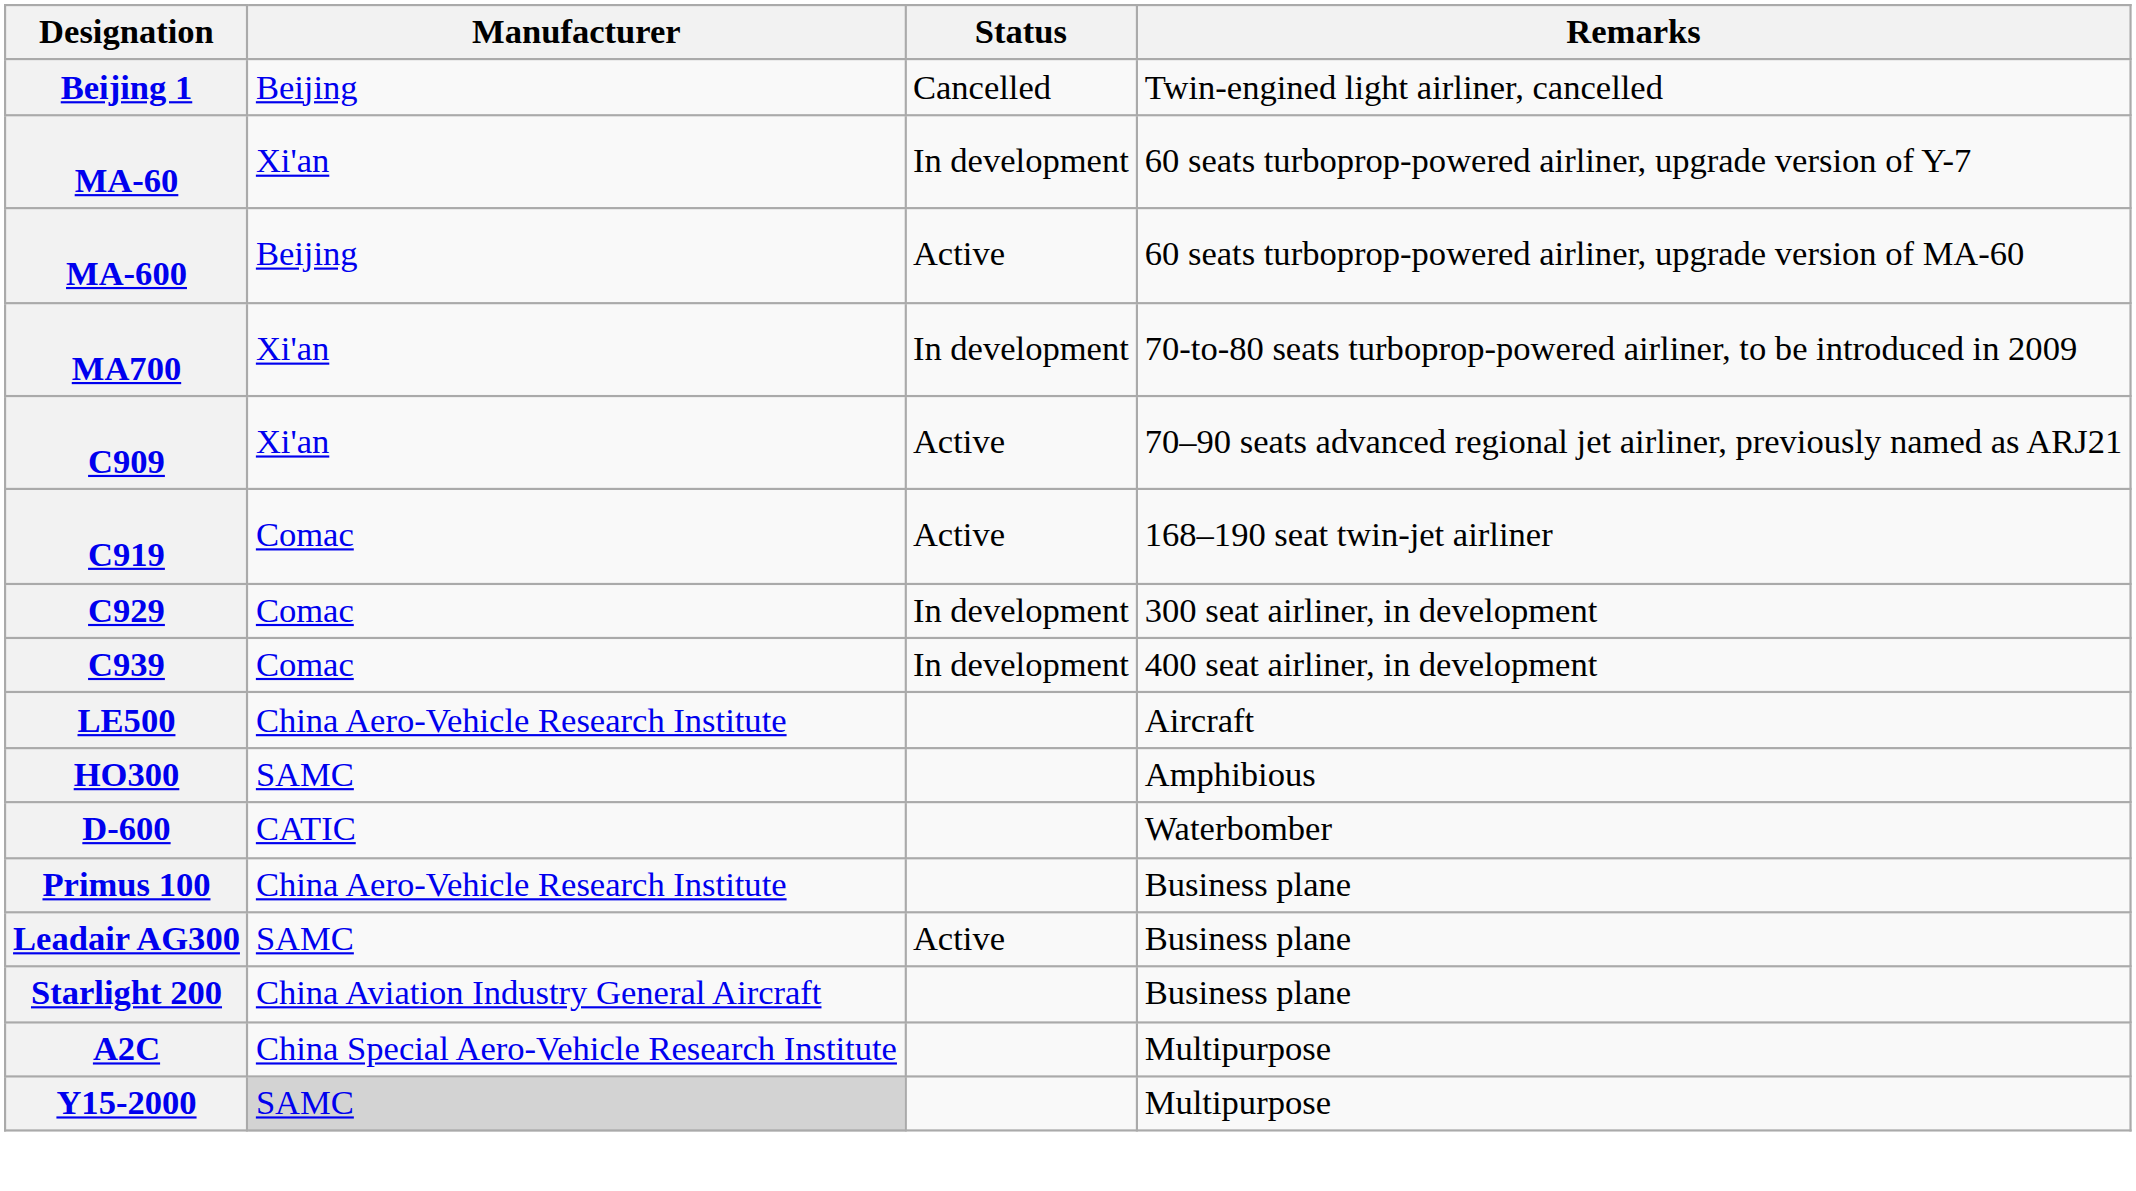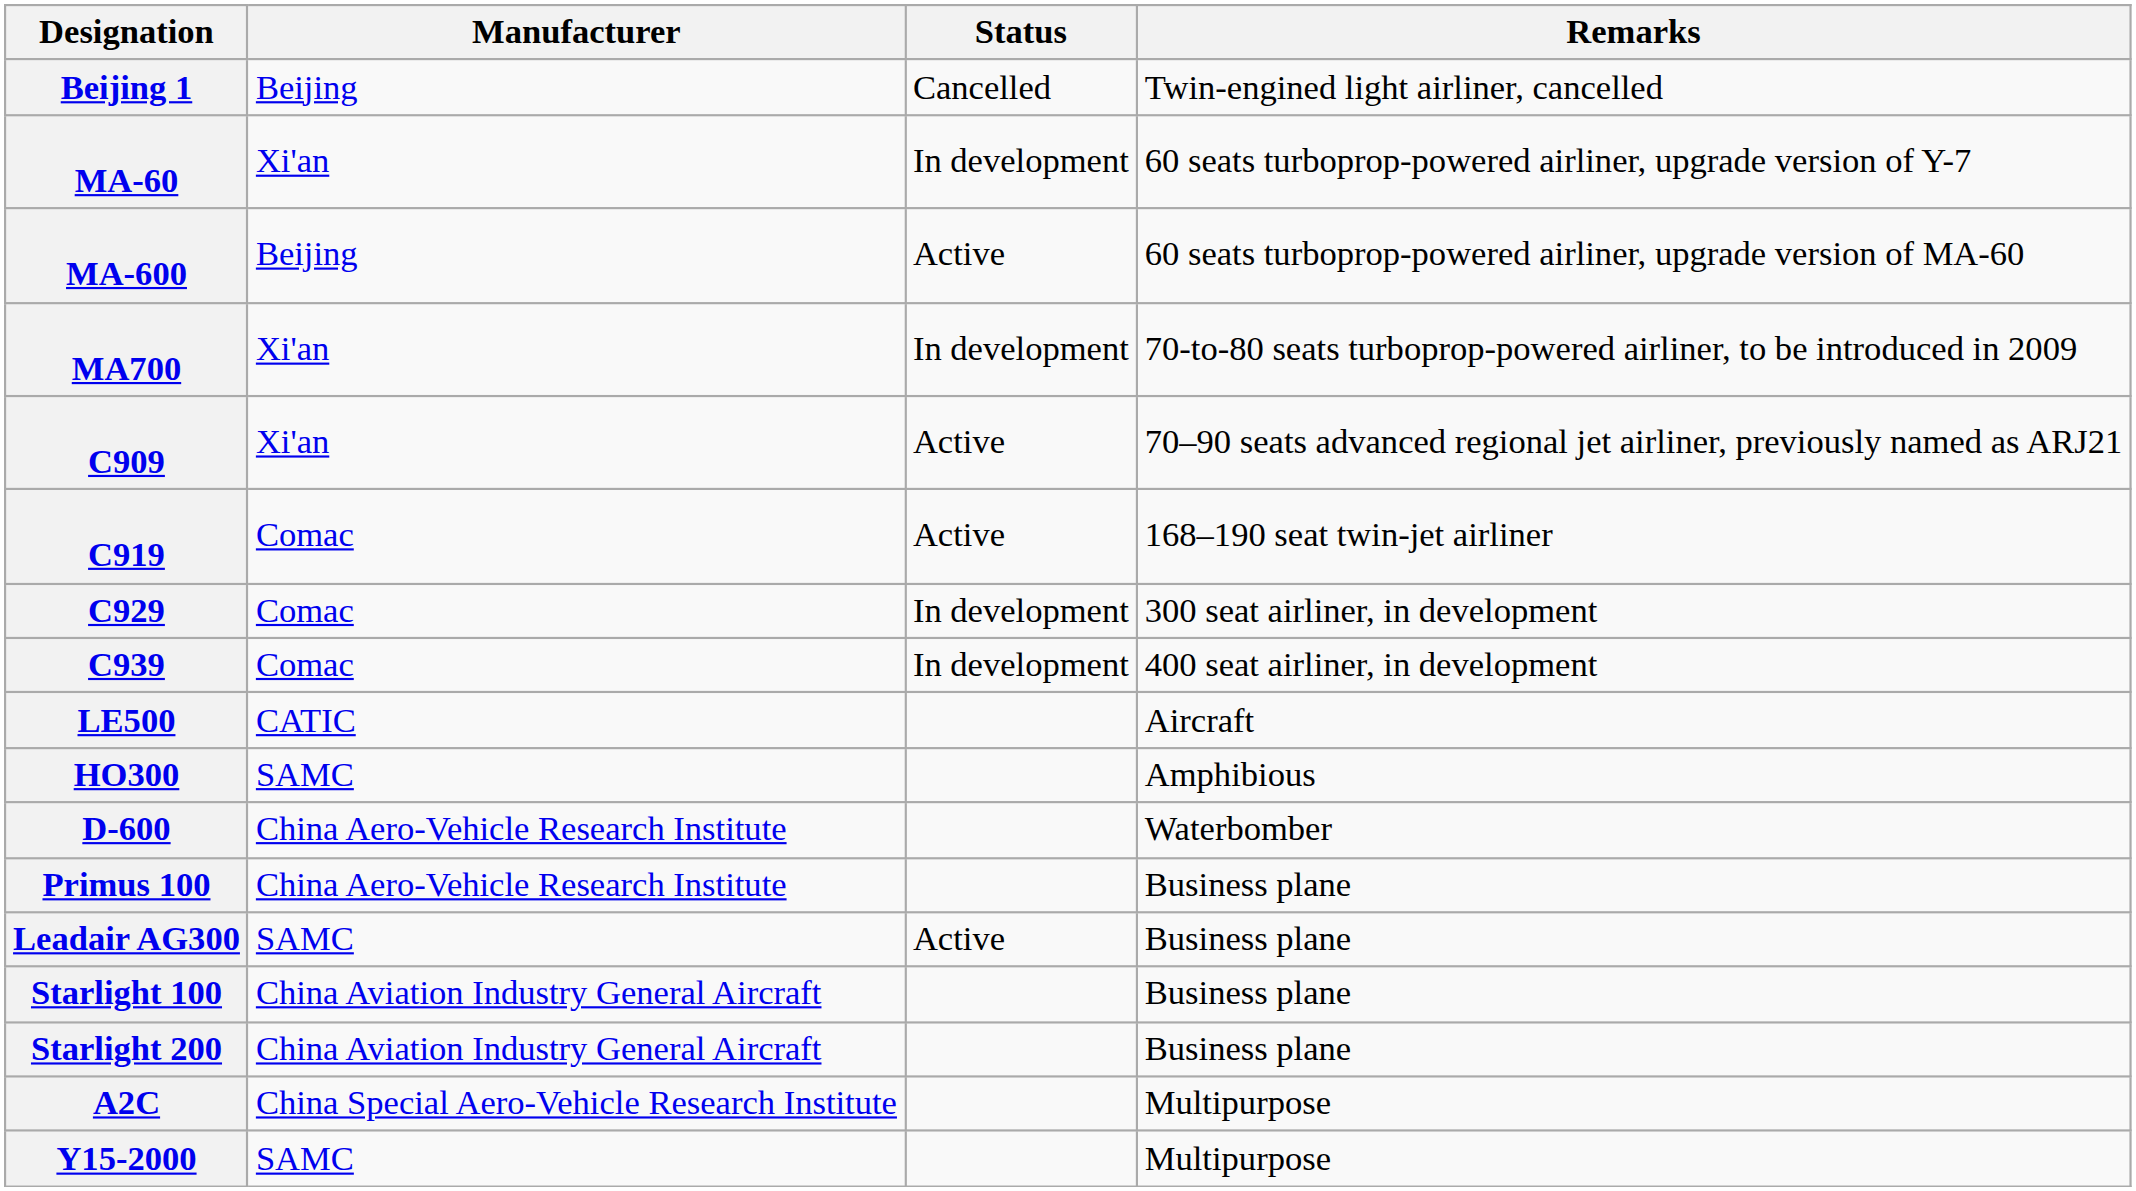(521, 719) China Aero-Vehicle Research Institute -> (306, 719) CATIC
(306, 829) CATIC -> (521, 829) China Aero-Vehicle Research Institute
+ row: (126, 993)
(305, 1103) lightgrey background -> (305, 1158) no background
